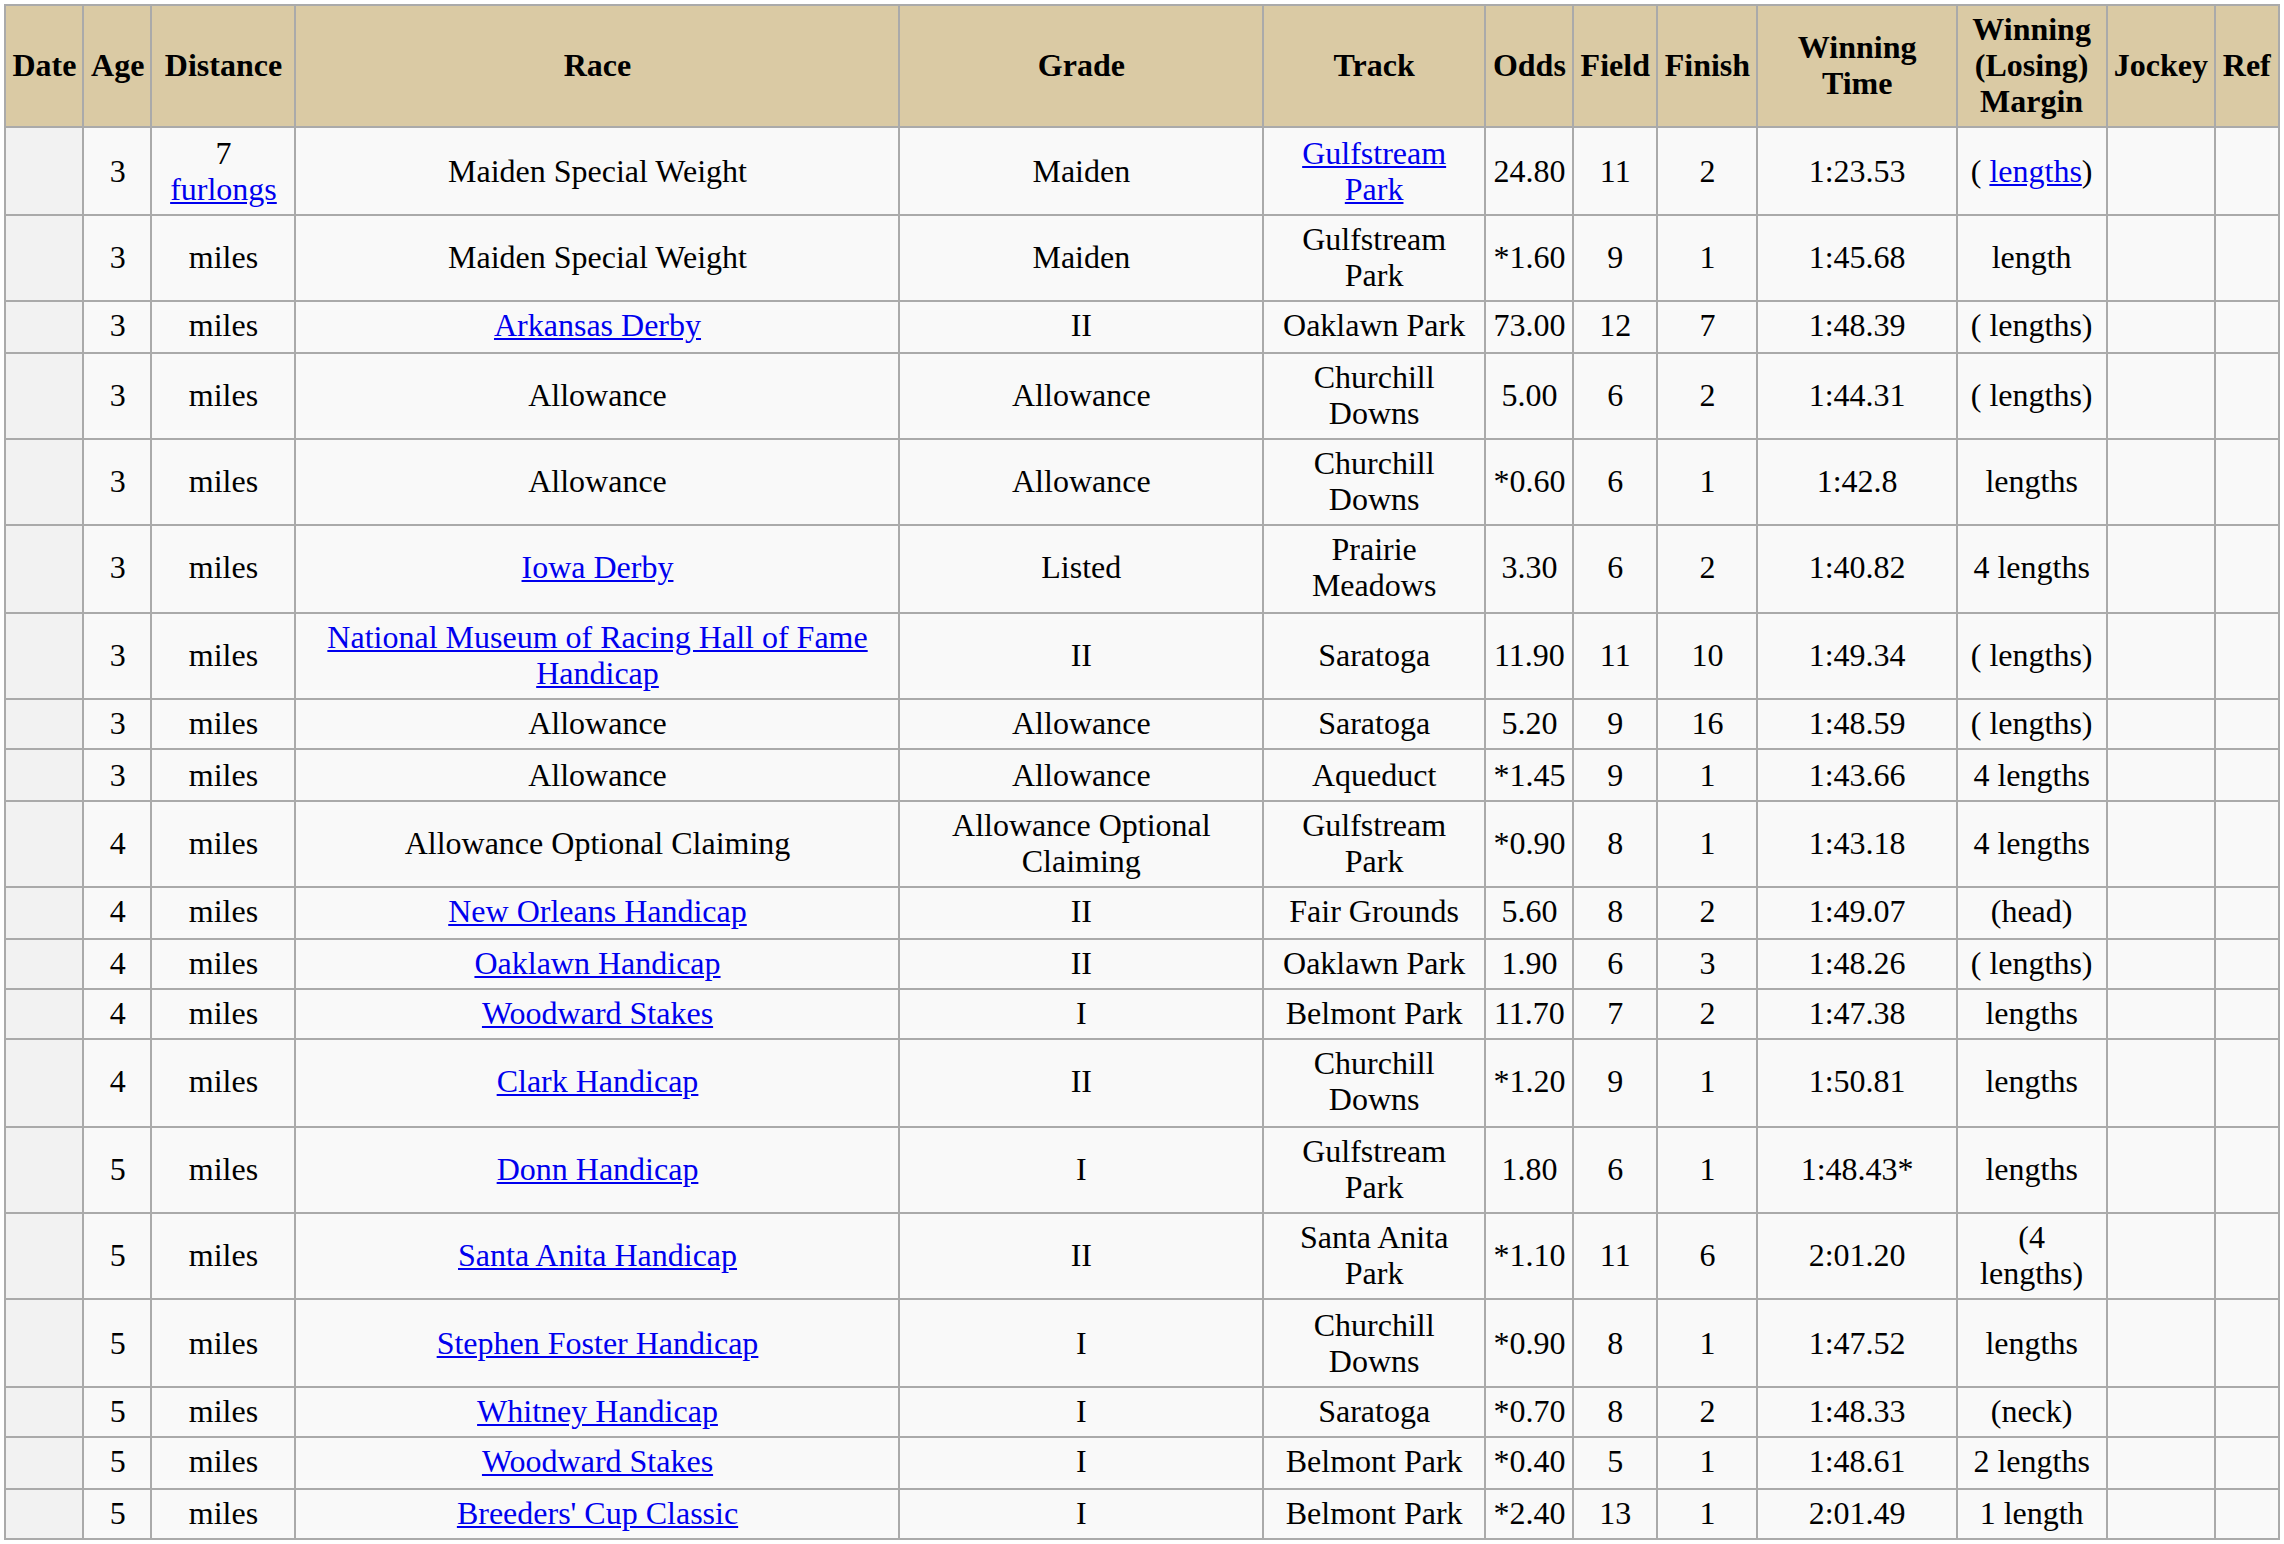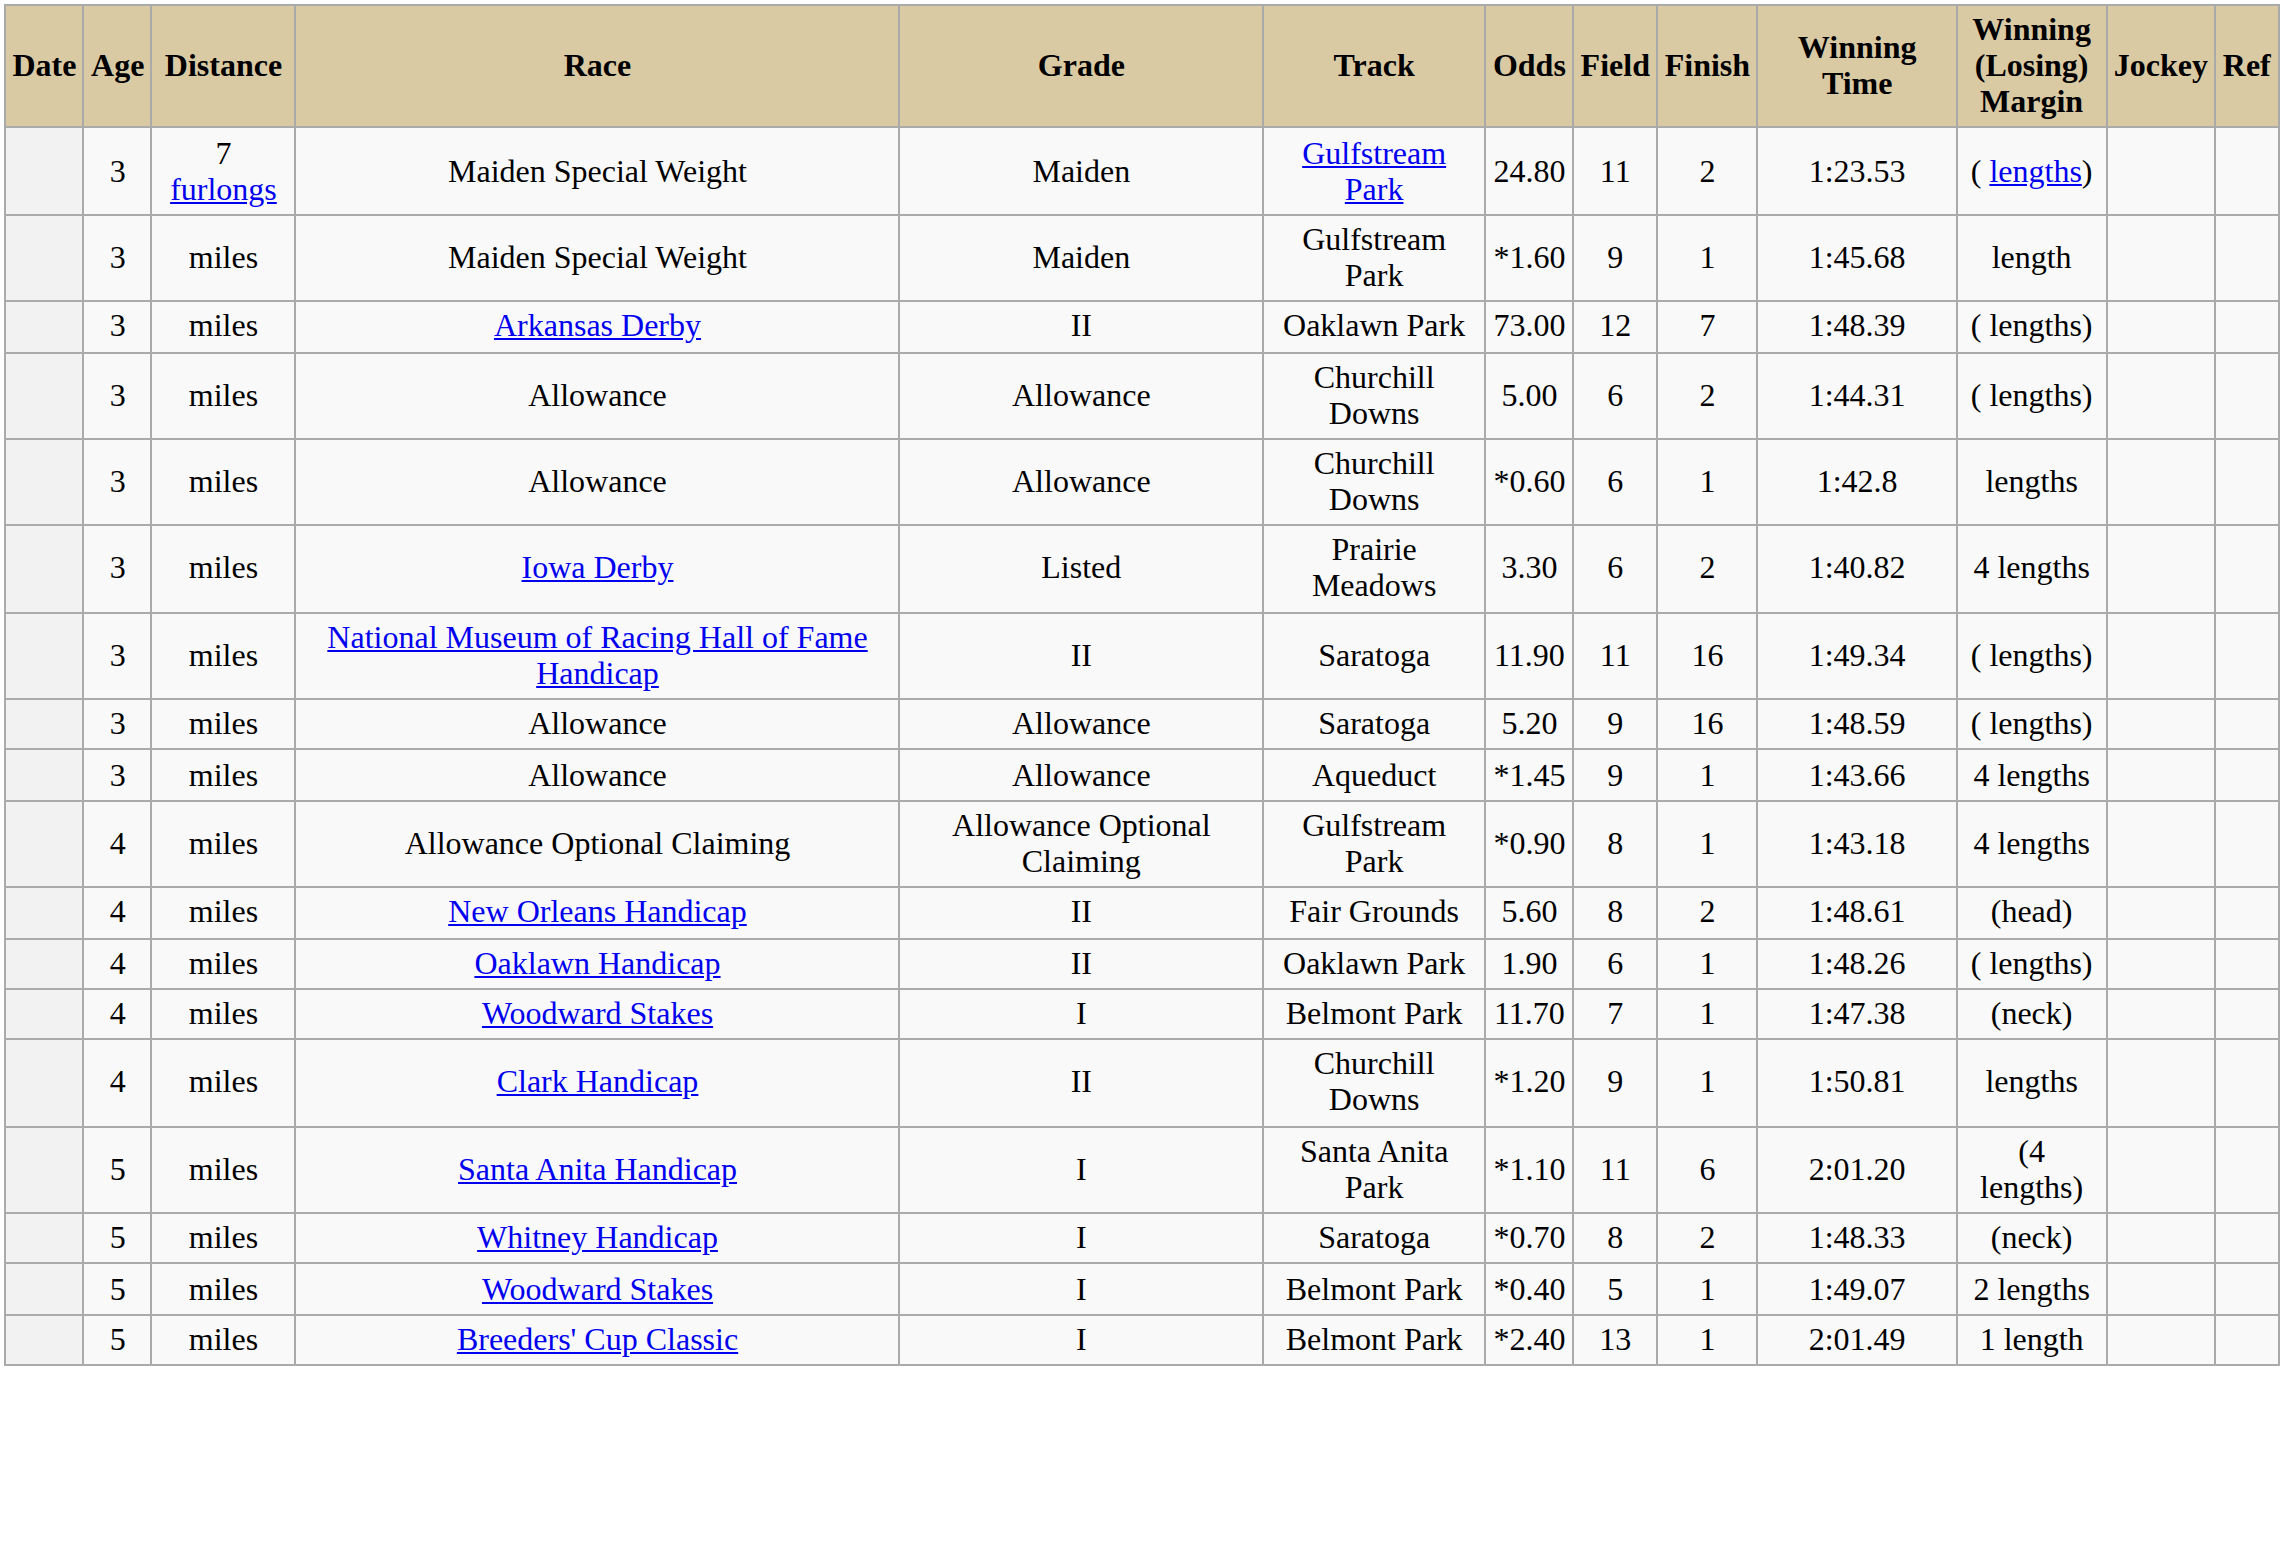(1707, 655) 10 -> (1707, 655) 16
(1857, 912) 1:49.07 -> (1857, 912) 1:48.61
(1707, 962) 3 -> (1707, 962) 1
(1707, 1013) 2 -> (1707, 1013) 1
(2032, 1013) lengths -> (2032, 1013) (neck)
- row: (118, 1169)
(1081, 1255) II -> (1081, 1169) I
- row: (118, 1342)
(1857, 1462) 1:48.61 -> (1857, 1288) 1:49.07
